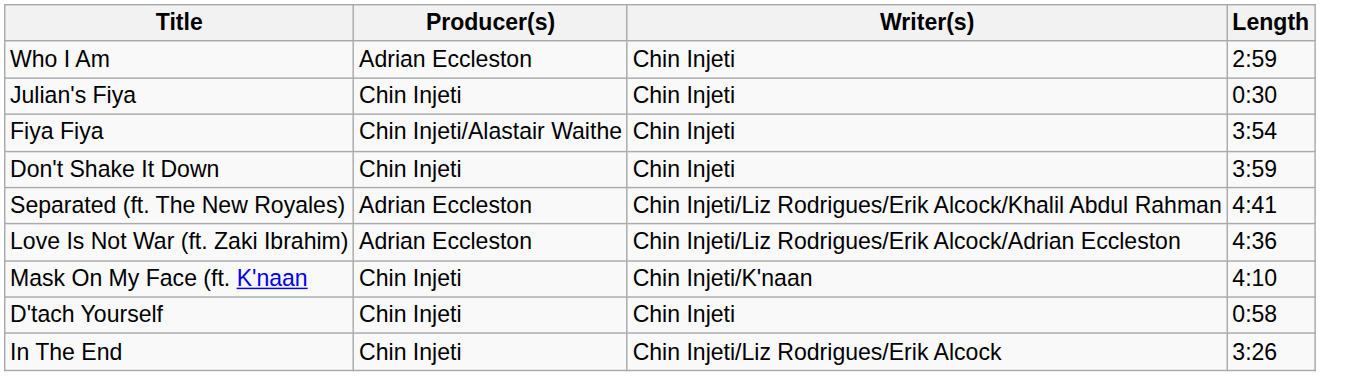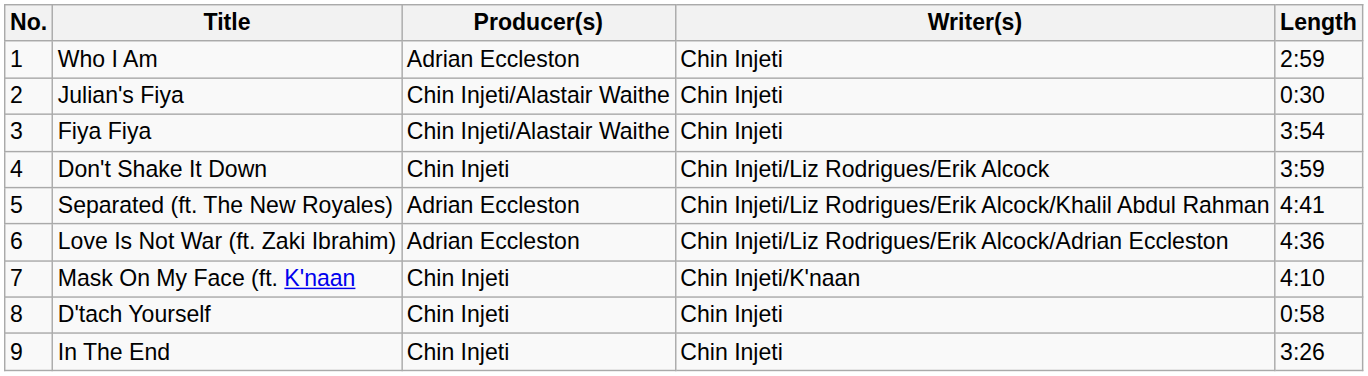+ column: (29, 22)
(410, 95) Chin Injeti -> (538, 95) Chin Injeti/Alastair Waithe
(684, 168) Chin Injeti -> (865, 168) Chin Injeti/Liz Rodrigues/Erik Alcock
(817, 351) Chin Injeti/Liz Rodrigues/Erik Alcock -> (732, 351) Chin Injeti
